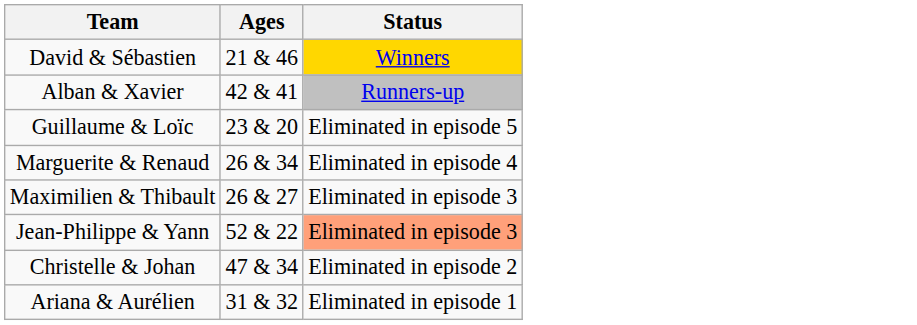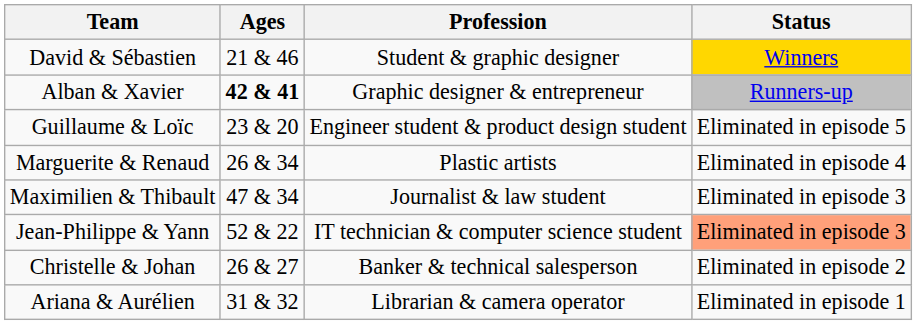+ column: (498, 22)
(262, 92) normal -> (262, 92) bold
(262, 197) 26 & 27 -> (262, 197) 47 & 34
(262, 267) 47 & 34 -> (262, 267) 26 & 27
